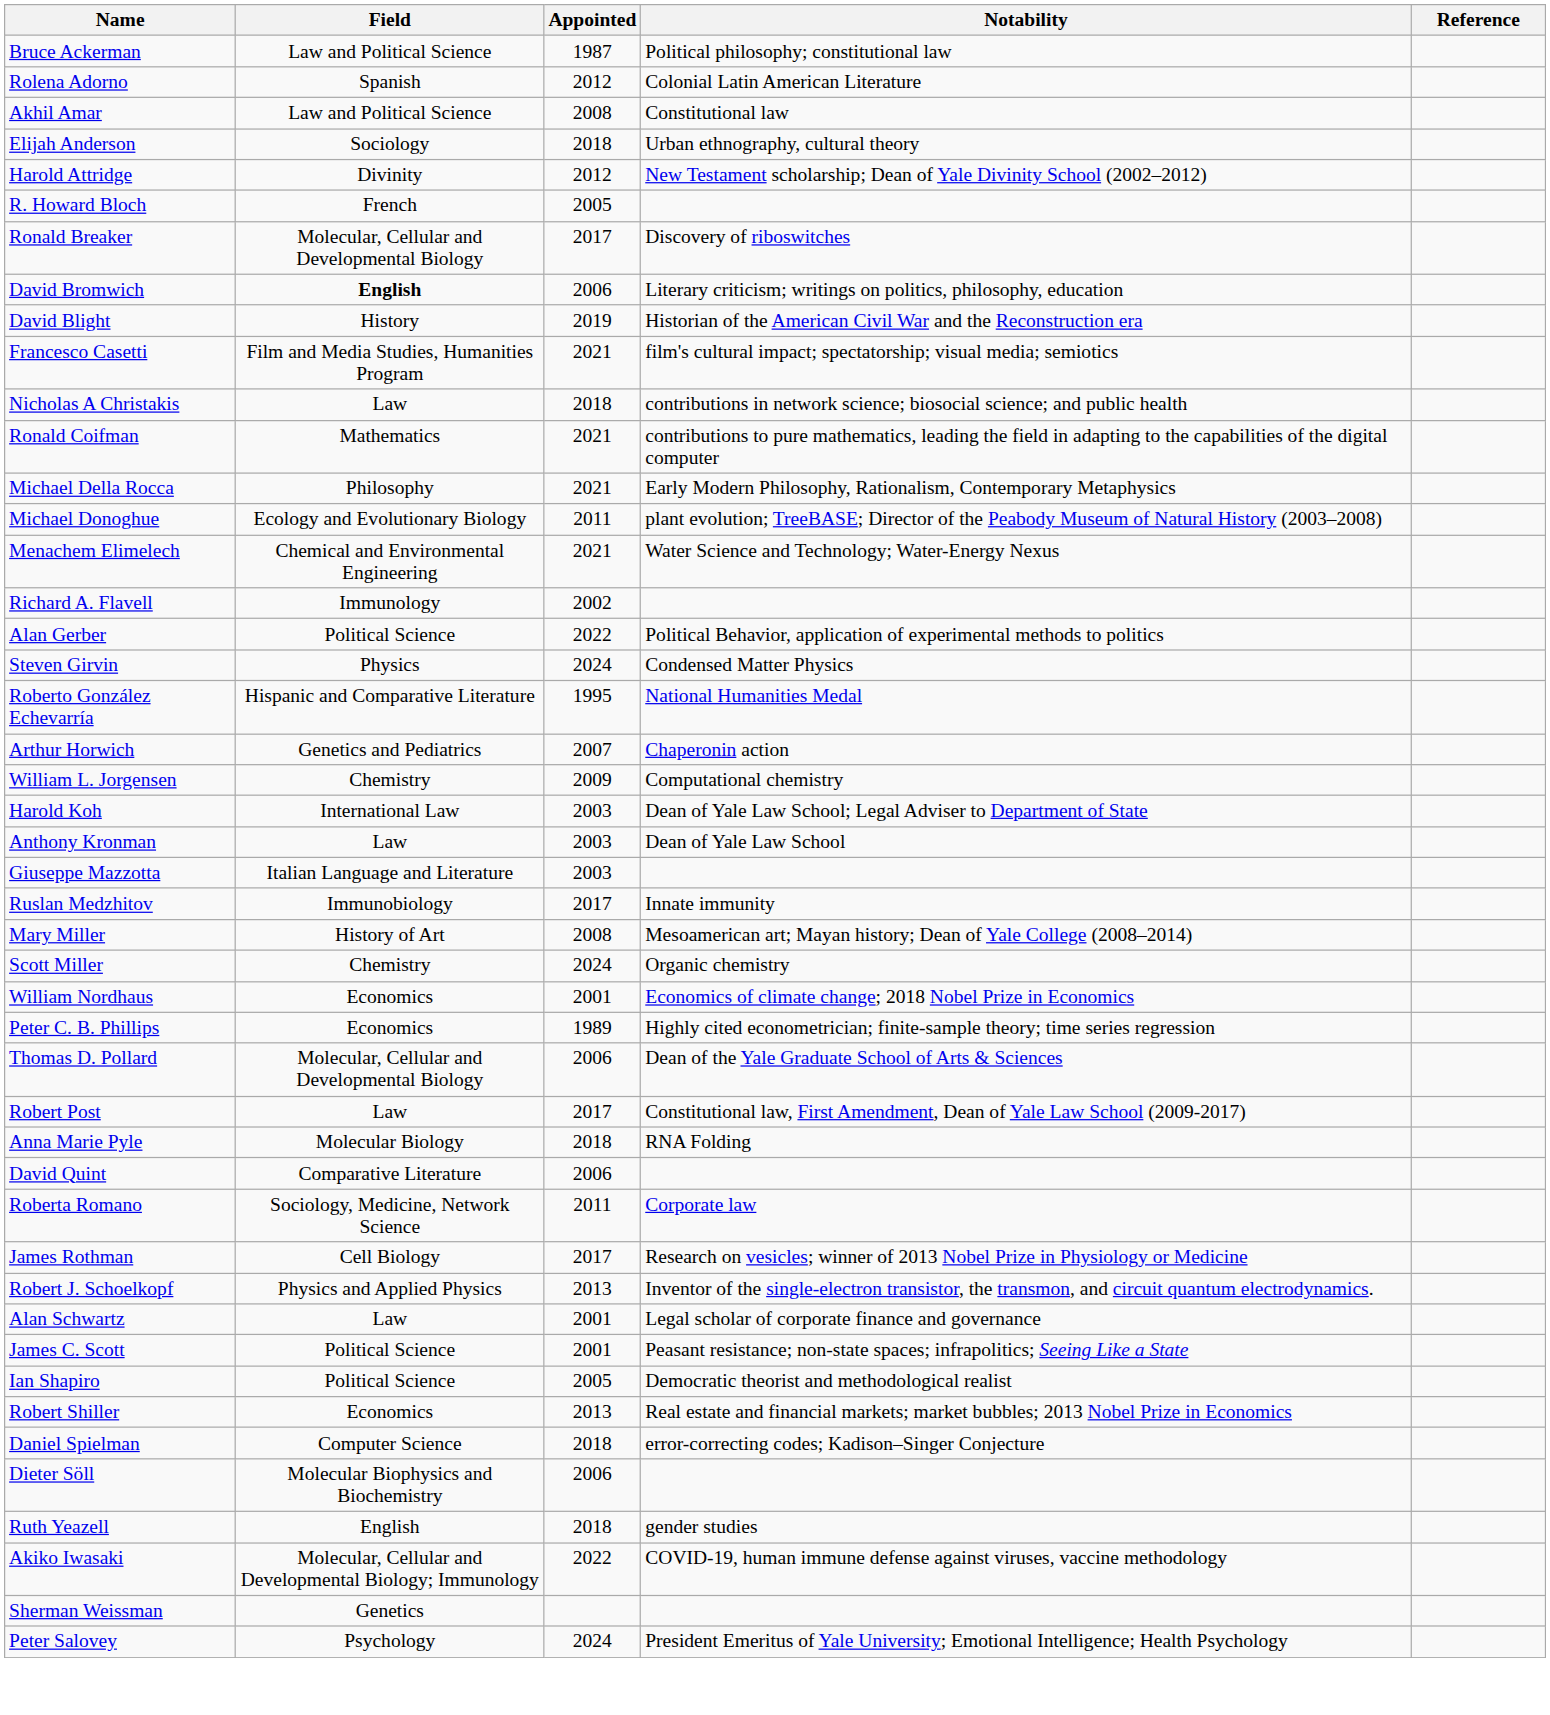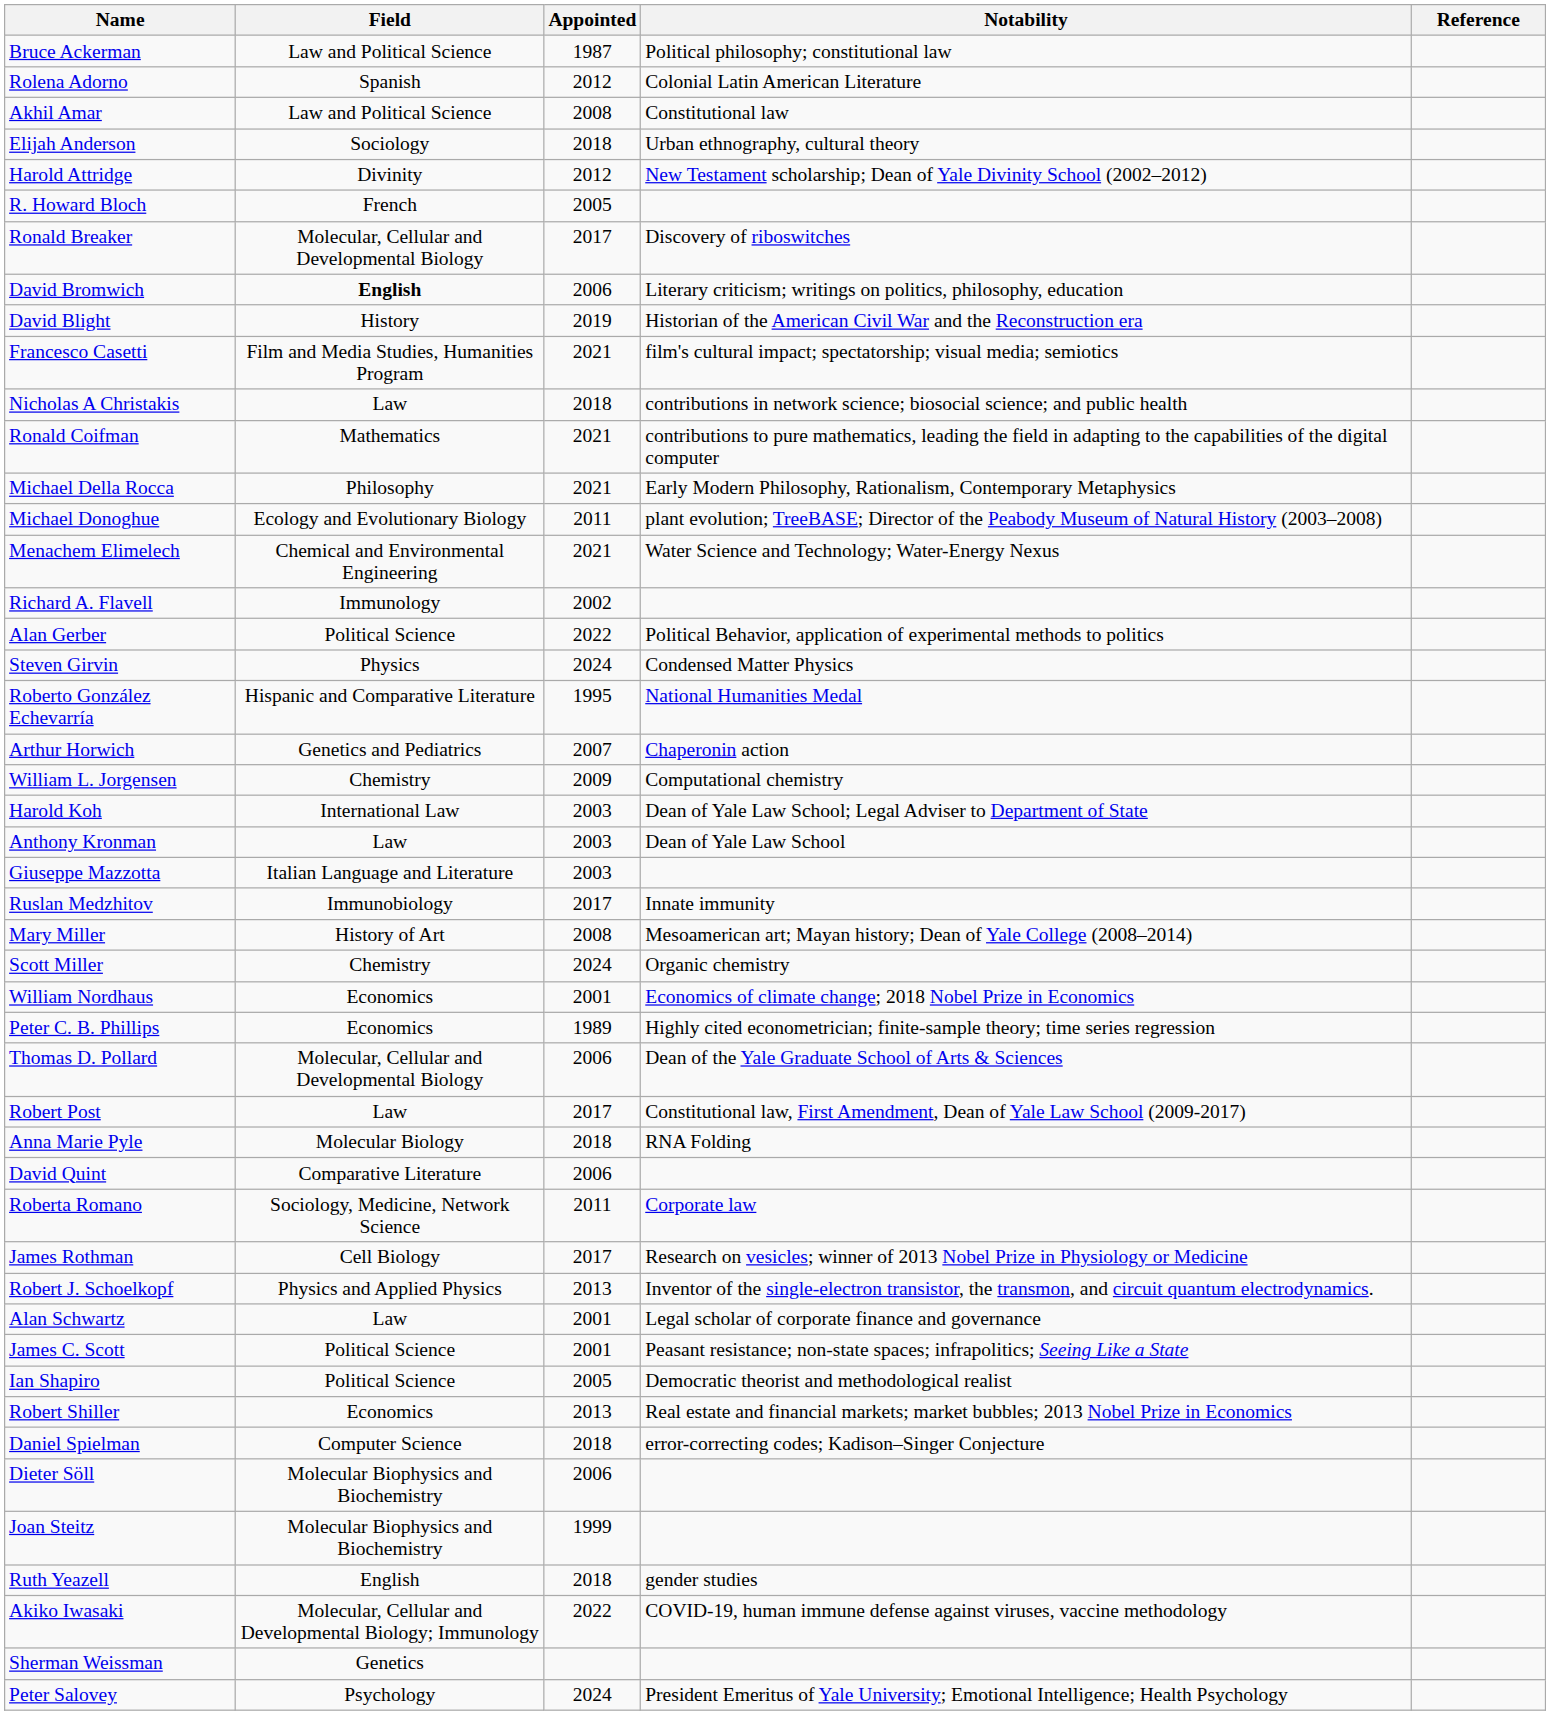+ row: (52, 1526)
